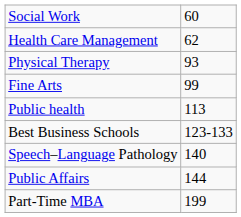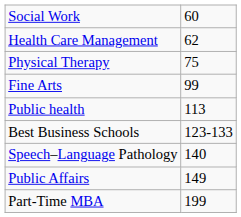(192, 62) 93 -> (192, 62) 75
(195, 178) 144 -> (195, 178) 149
